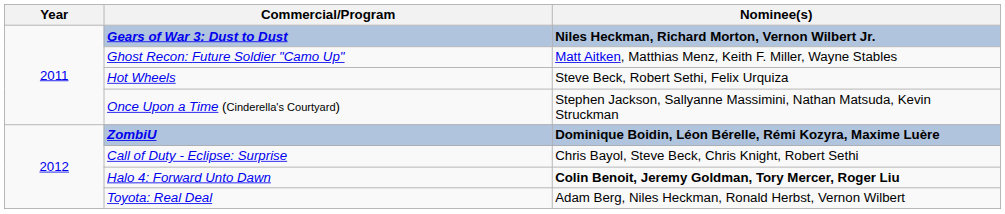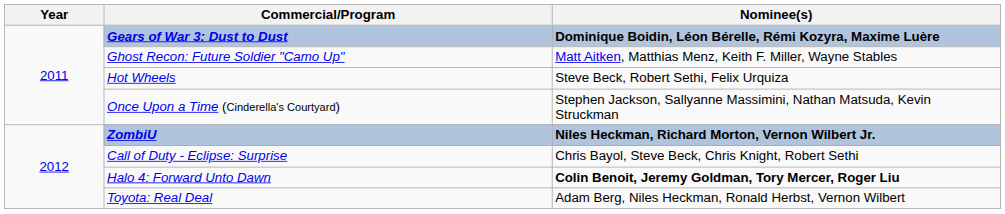(715, 36) Niles Heckman, Richard Morton, Vernon Wilbert Jr. -> (747, 36) Dominique Boidin, Léon Bérelle, Rémi Kozyra, Maxime Luère
(747, 135) Dominique Boidin, Léon Bérelle, Rémi Kozyra, Maxime Luère -> (715, 135) Niles Heckman, Richard Morton, Vernon Wilbert Jr.
